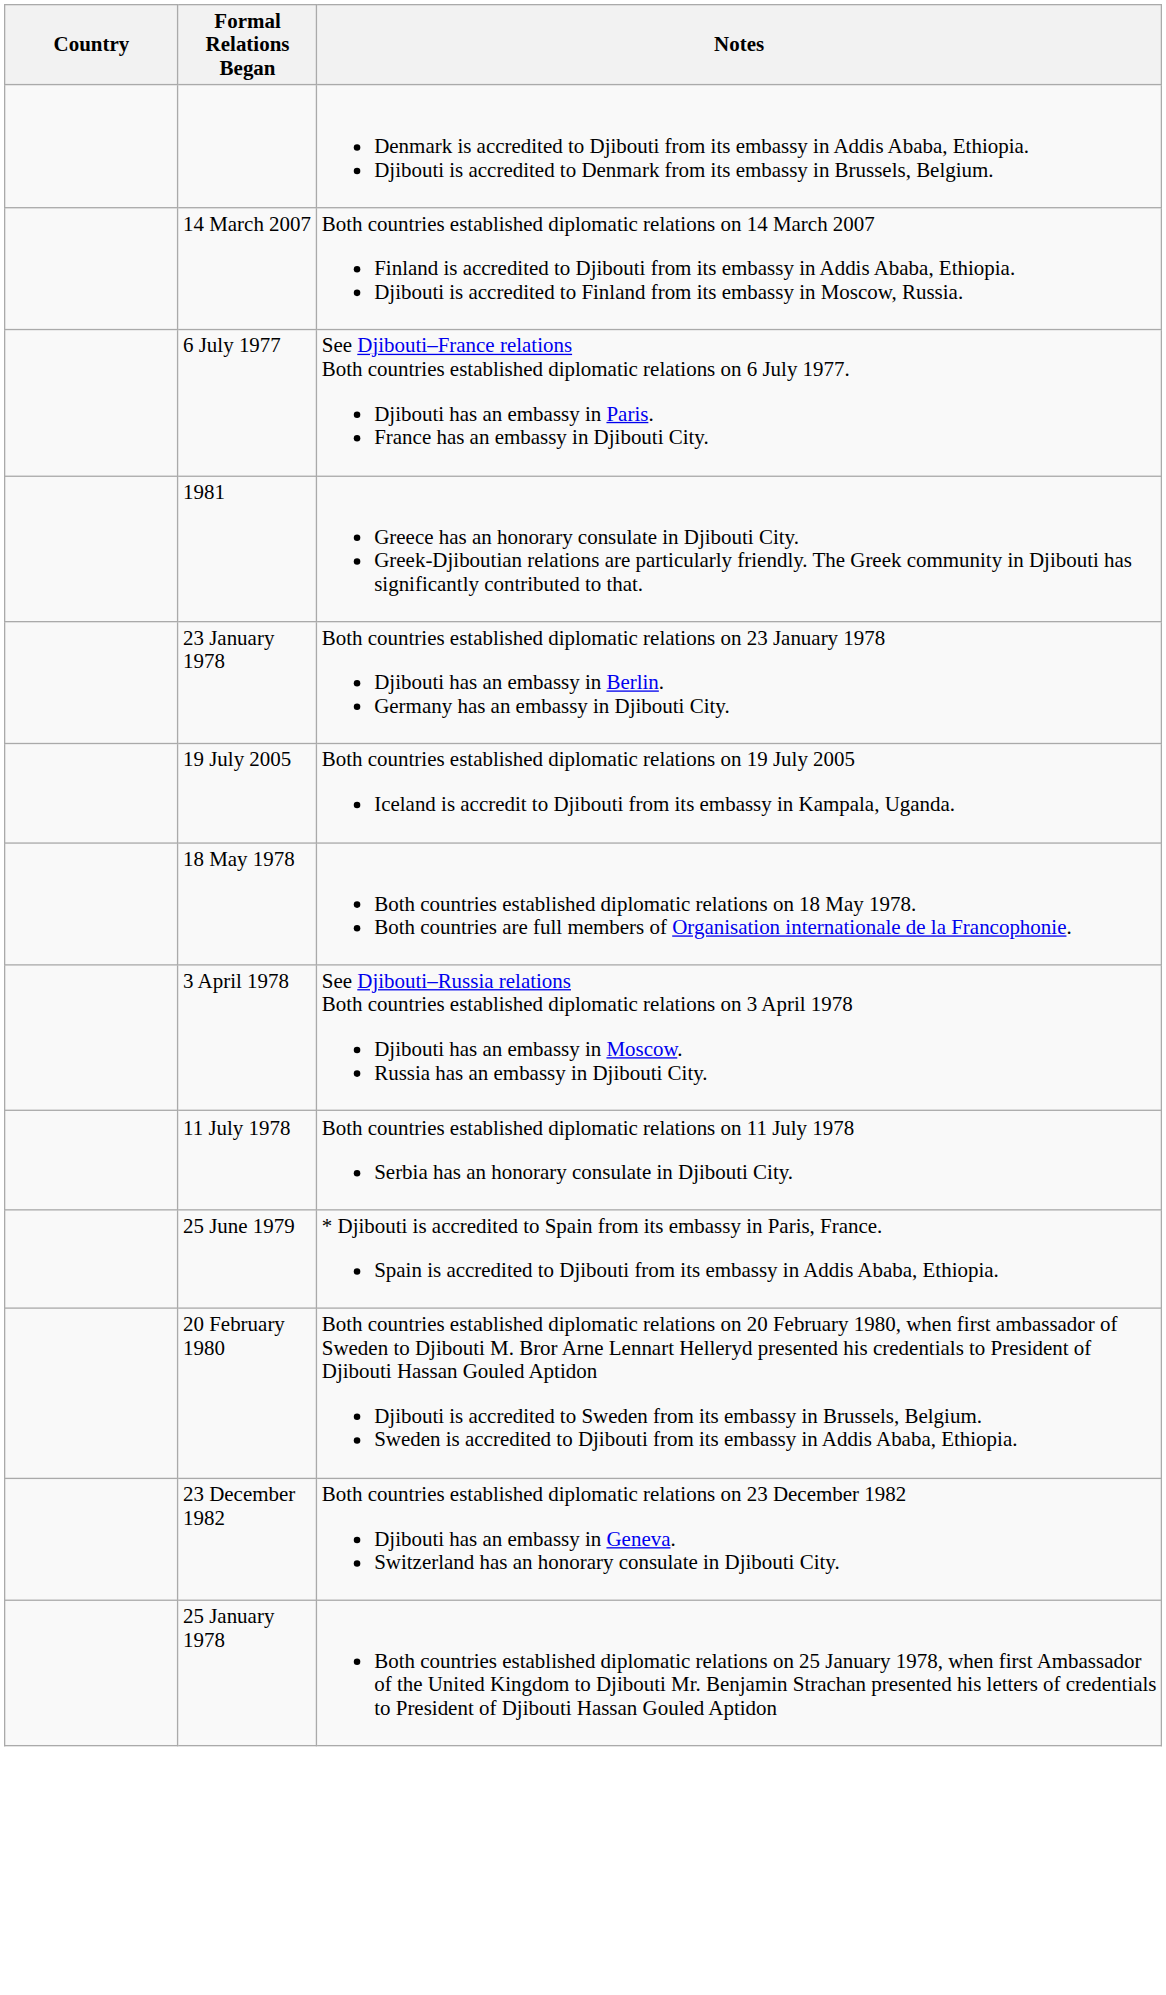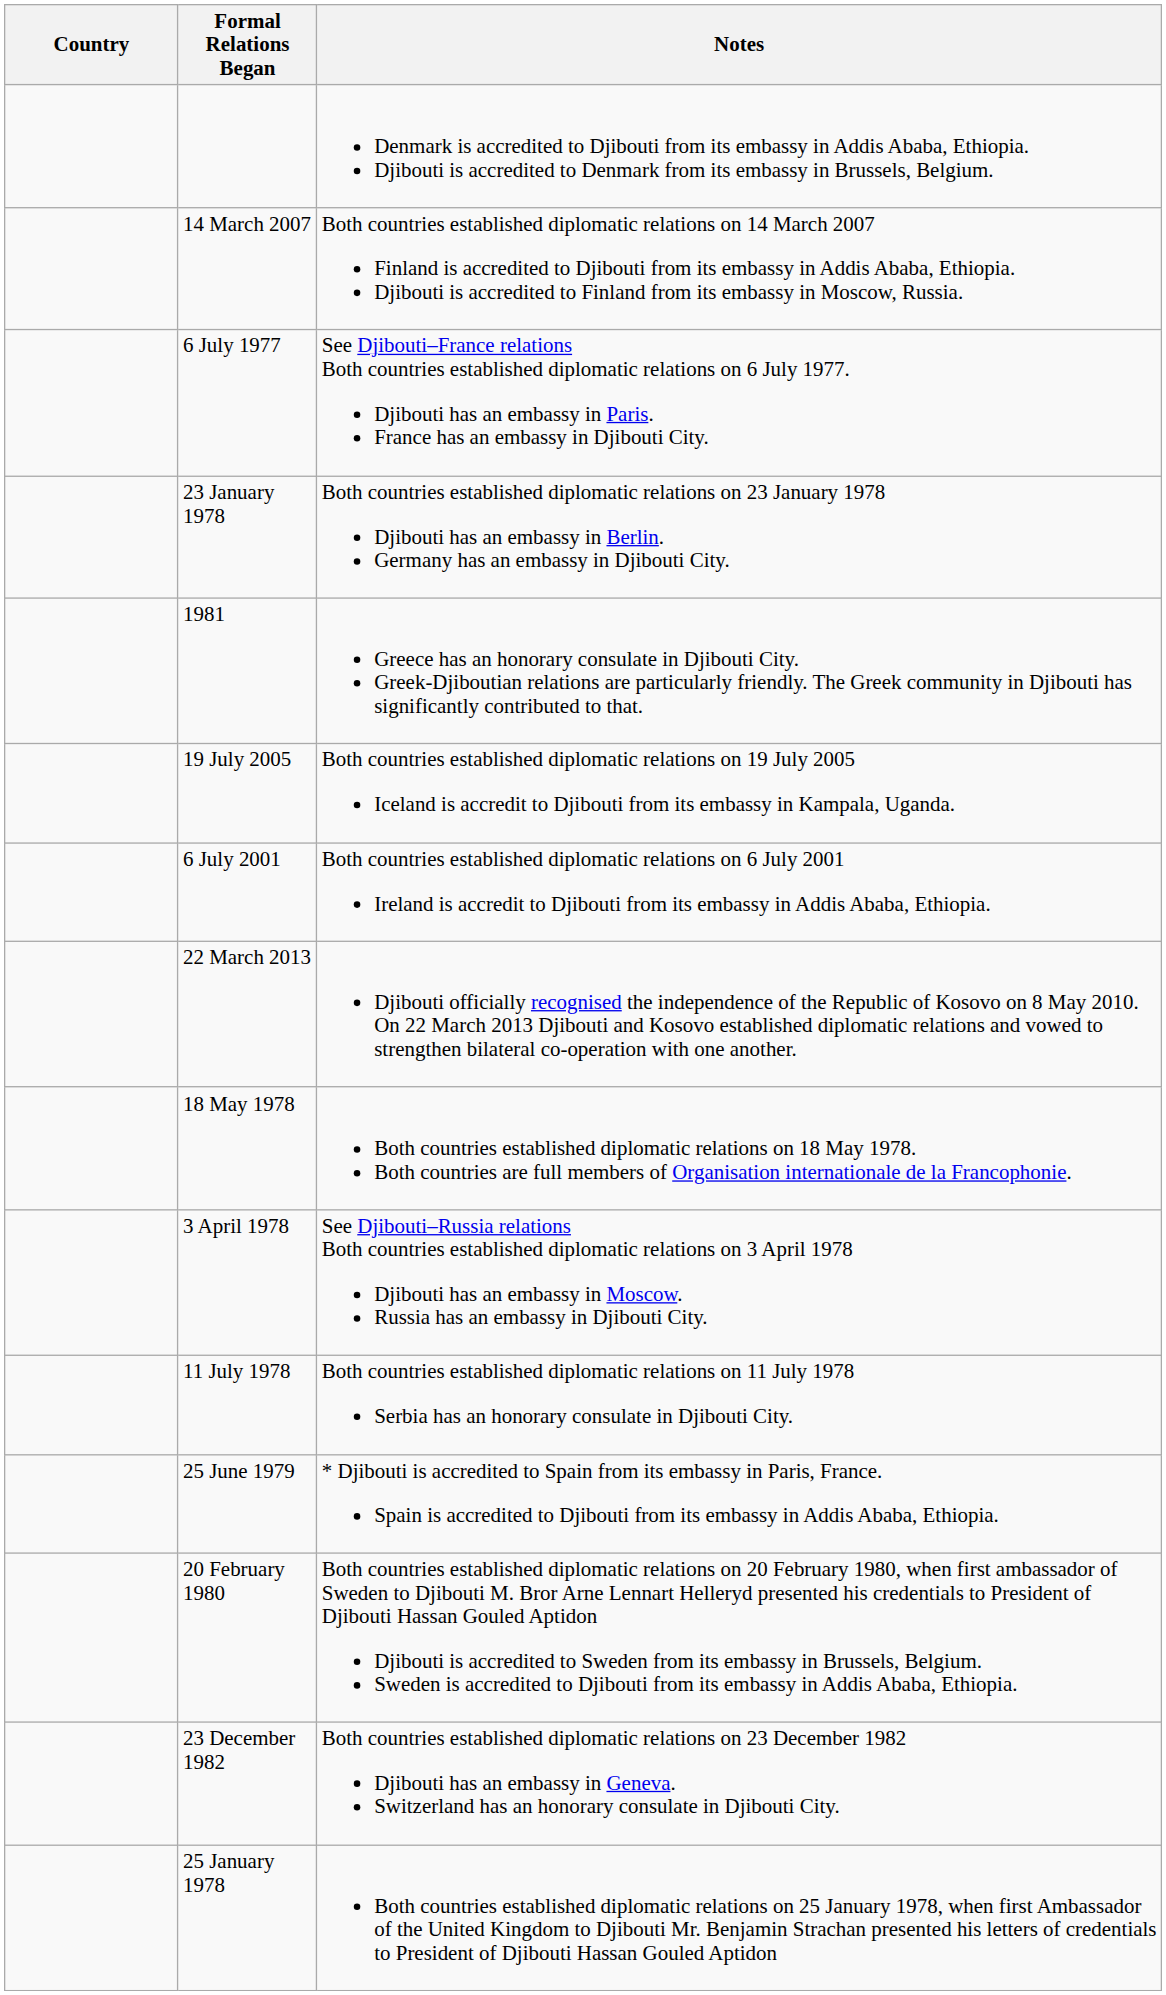rows swapped: (229, 649) <-> (204, 492)
+ row: (232, 859)
+ row: (247, 957)
